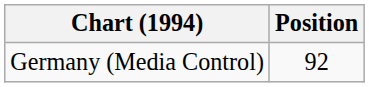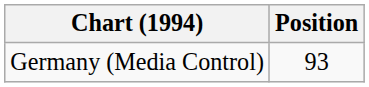(317, 61) 92 -> (317, 61) 93
